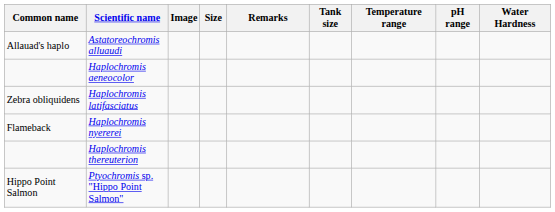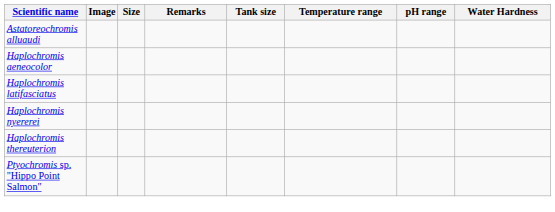- column: (45, 18)
